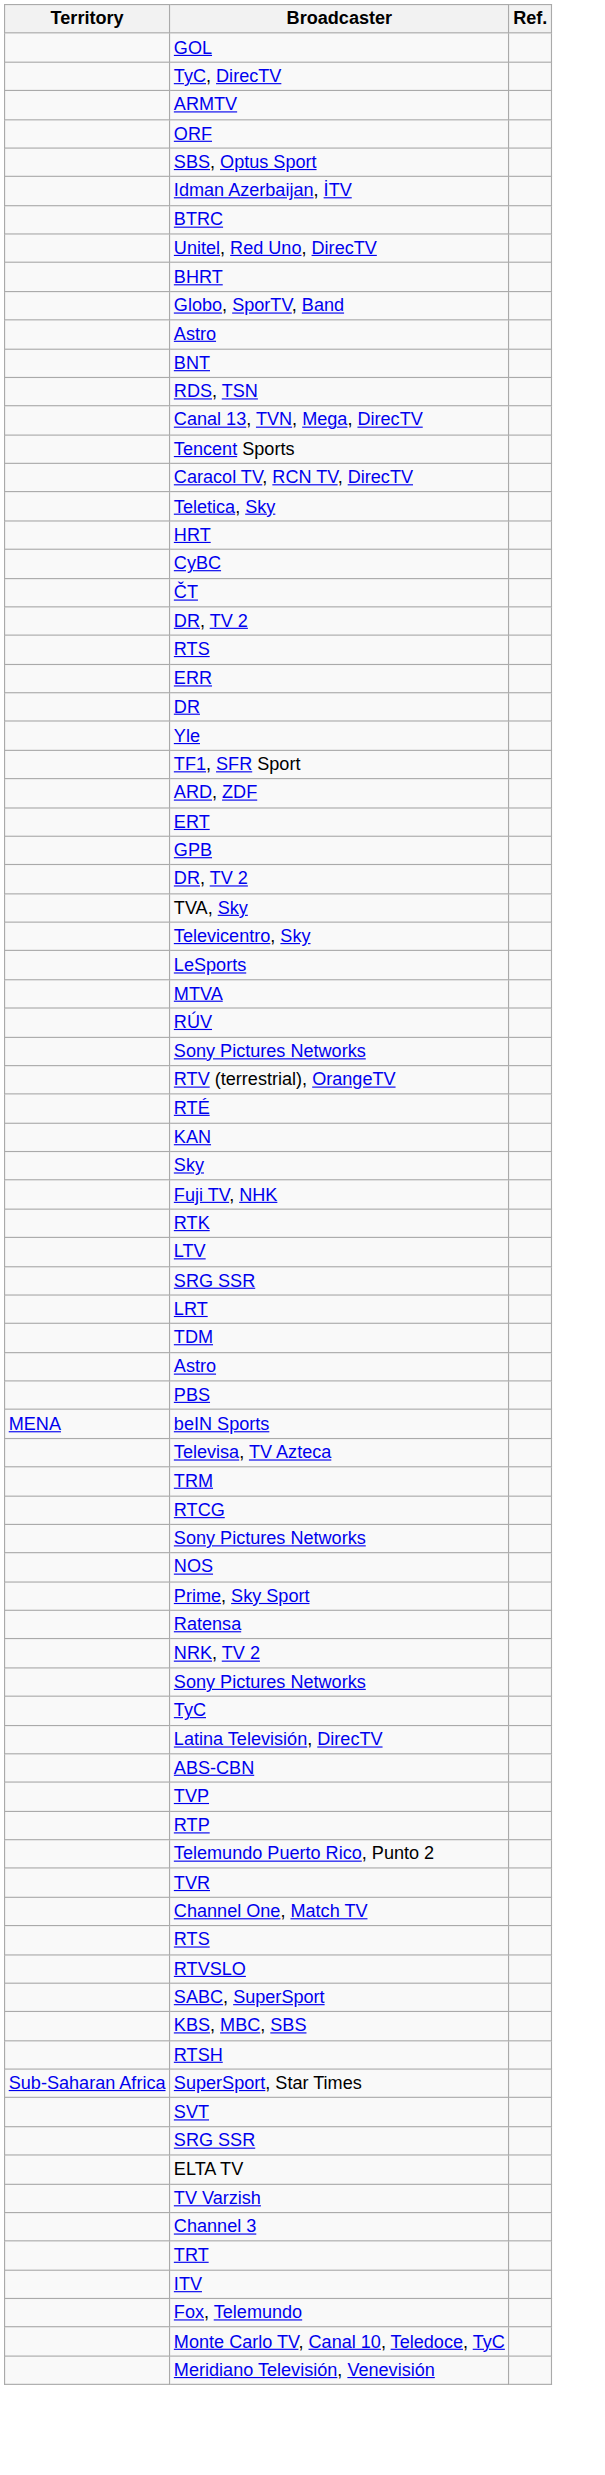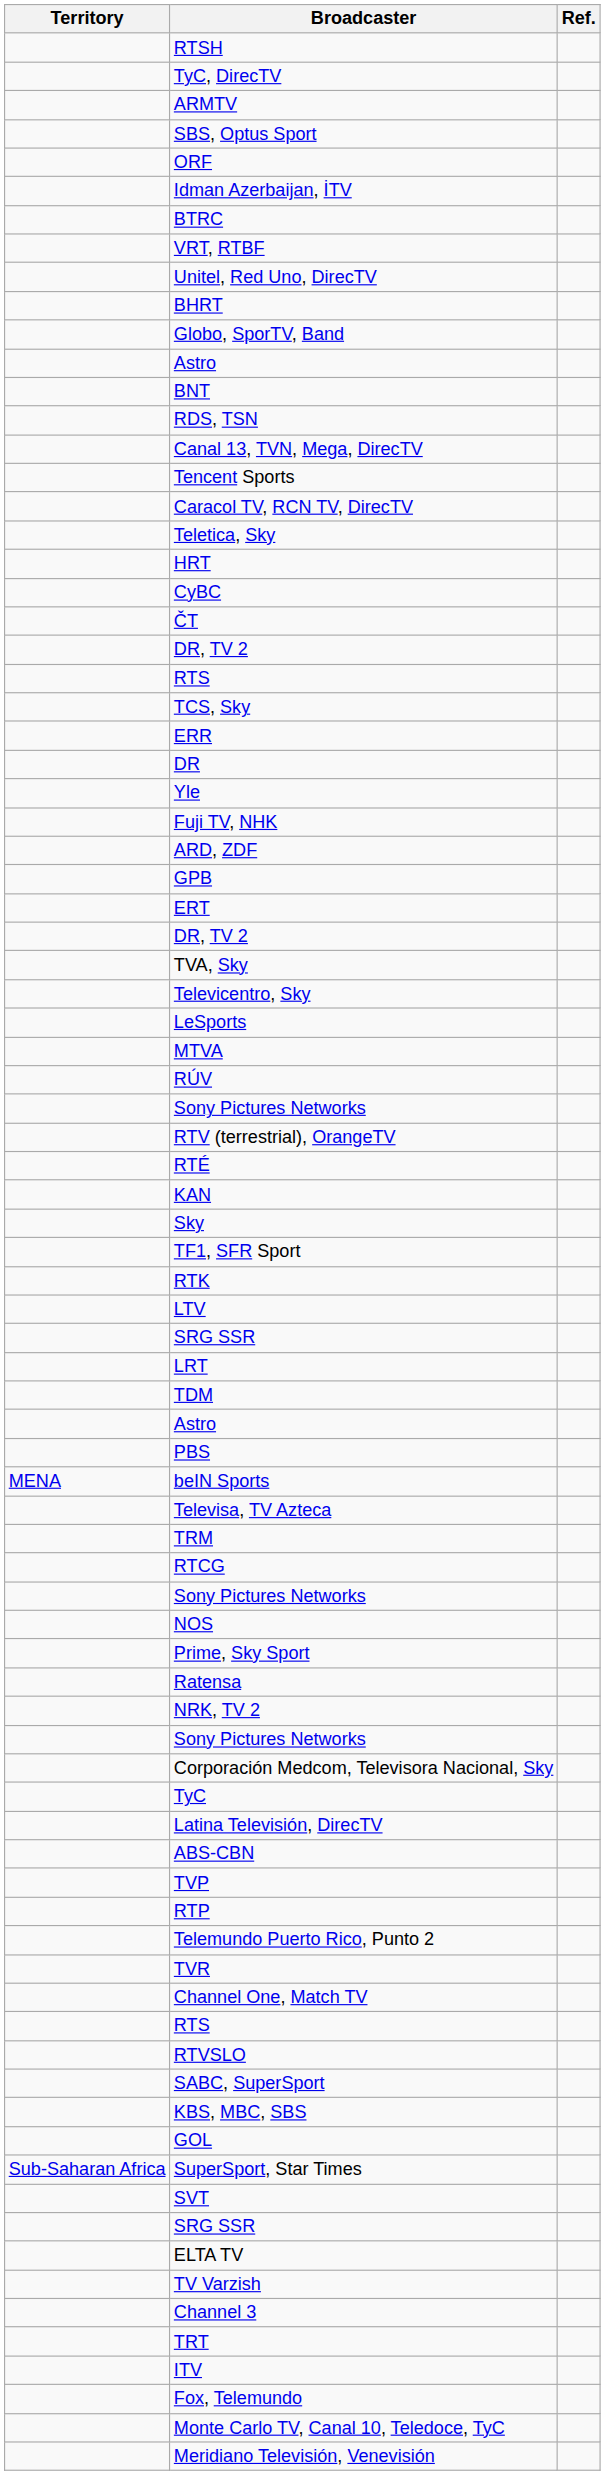rows swapped: (87, 2055) <-> (87, 48)
rows swapped: (87, 162) <-> (87, 134)
+ row: (87, 248)
+ row: (87, 707)
rows swapped: (87, 764) <-> (87, 1195)
rows swapped: (87, 850) <-> (87, 822)
+ row: (87, 1768)
